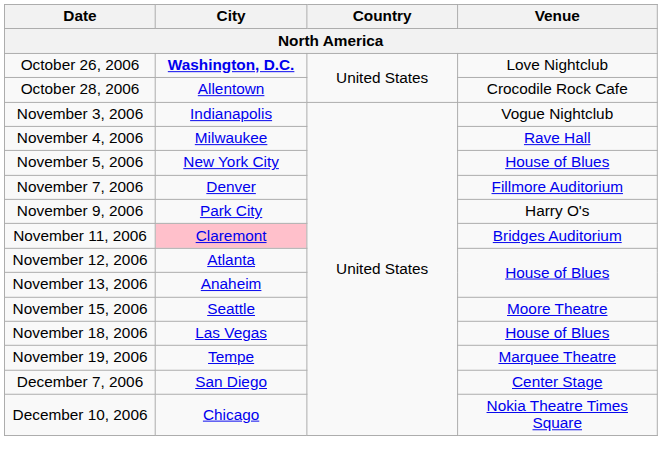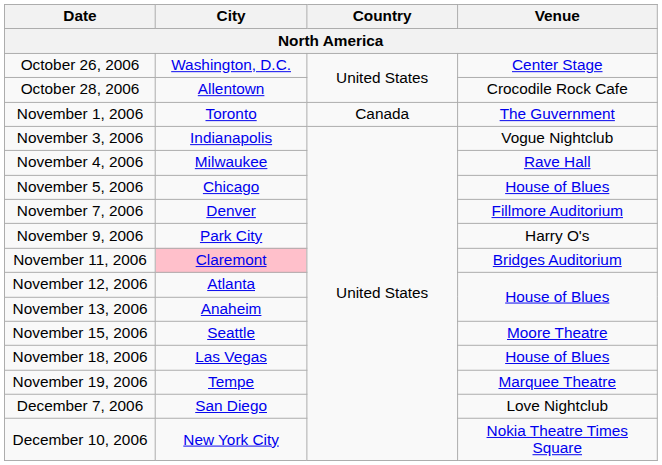(231, 65) bold -> (231, 65) normal
(557, 65) Love Nightclub -> (557, 65) Center Stage
+ row: (80, 114)
(231, 162) New York City -> (231, 187) Chicago
(557, 382) Center Stage -> (557, 406) Love Nightclub
(231, 415) Chicago -> (231, 439) New York City
